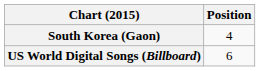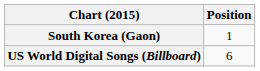(229, 35) 4 -> (229, 35) 1
